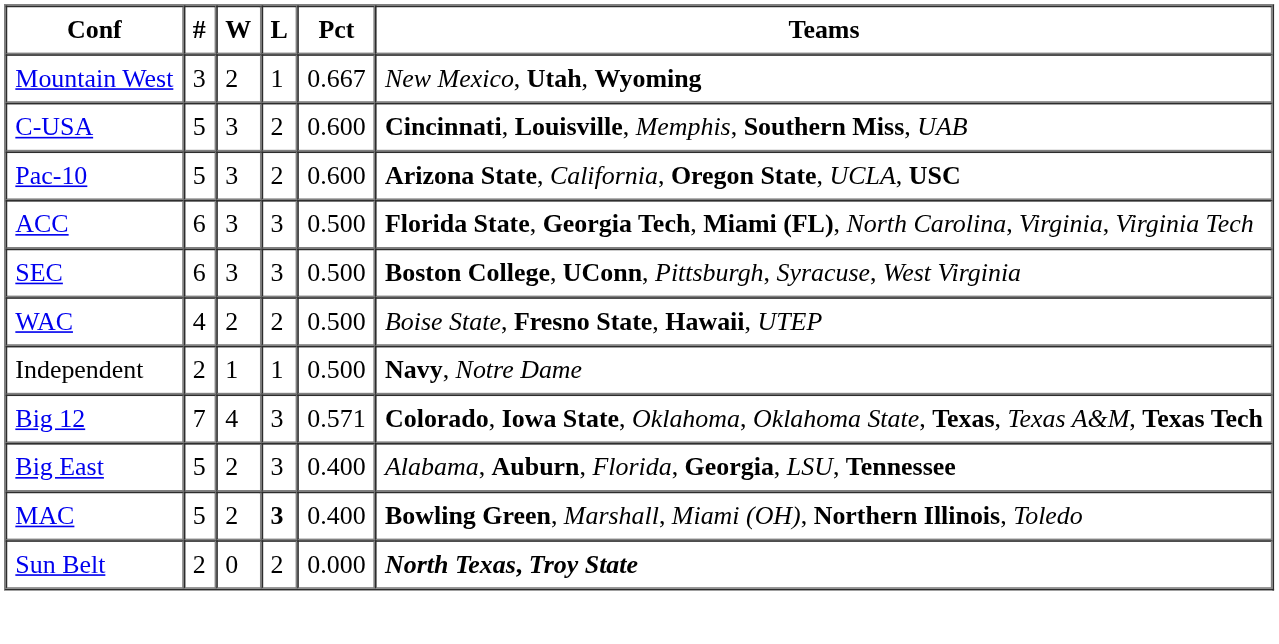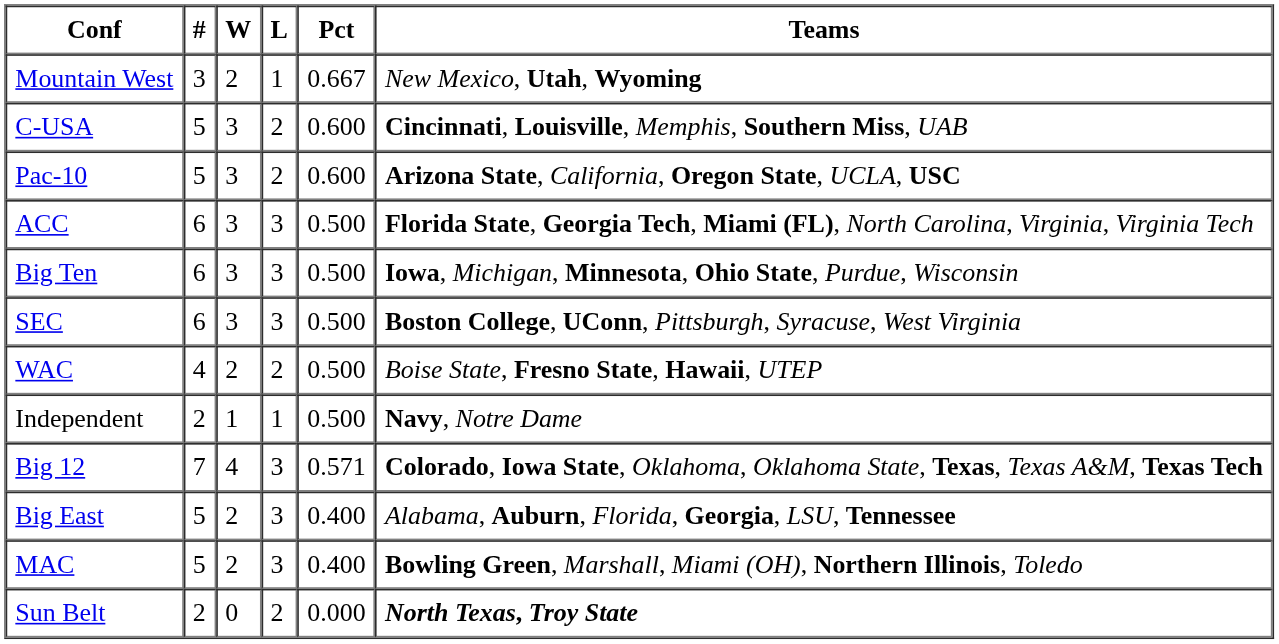+ row: (56, 272)
(277, 515) bold -> (277, 564) normal
